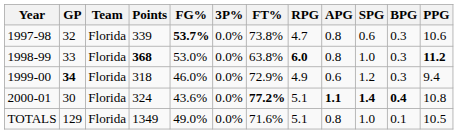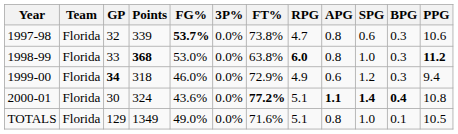columns swapped: (107, 14) <-> (72, 14)
